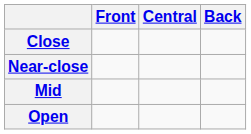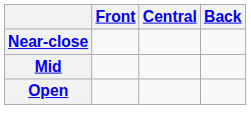- row: (48, 41)
